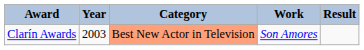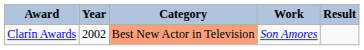(94, 34) 2003 -> (94, 34) 2002
